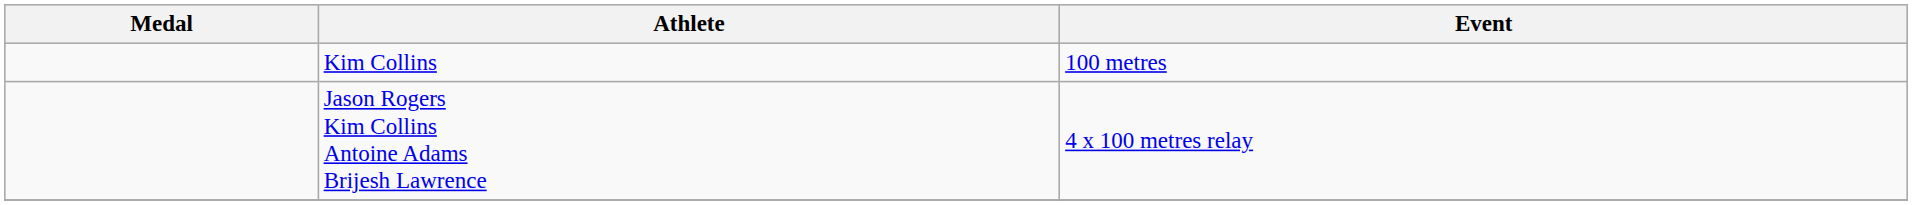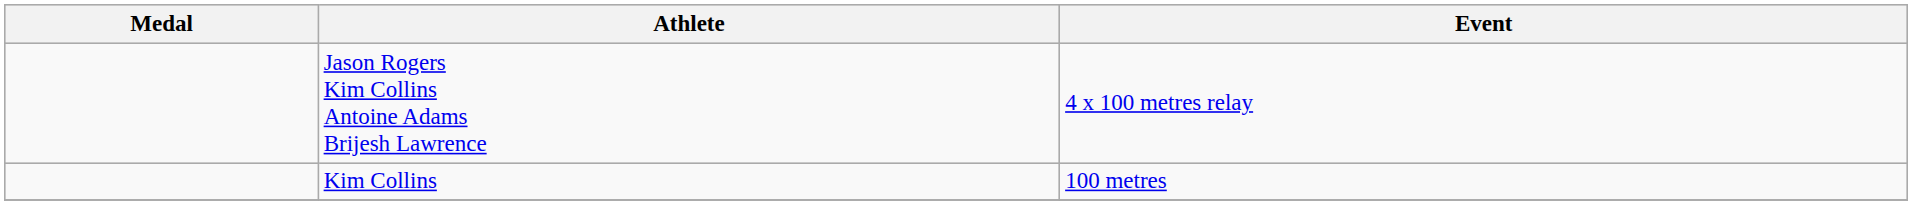rows swapped: (380, 61) <-> (405, 140)
